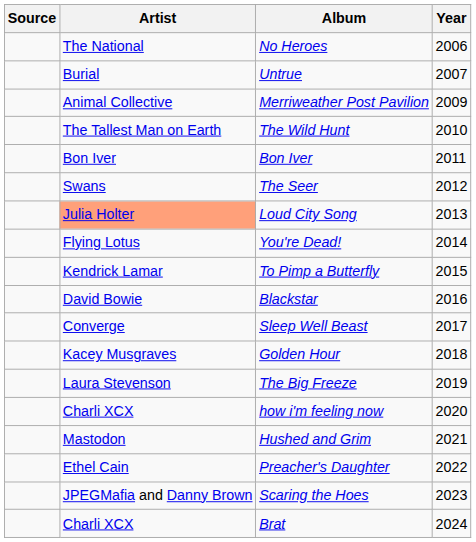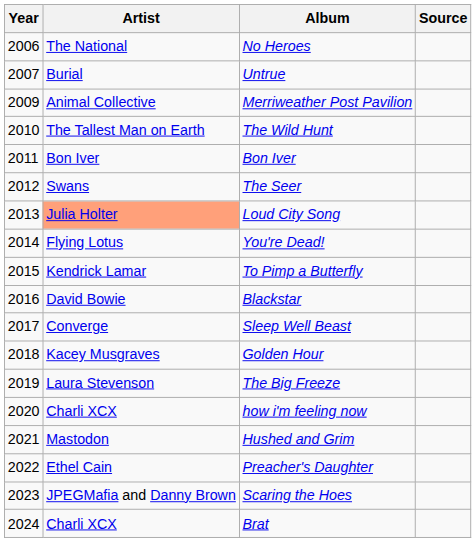columns swapped: (451, 18) <-> (32, 18)
